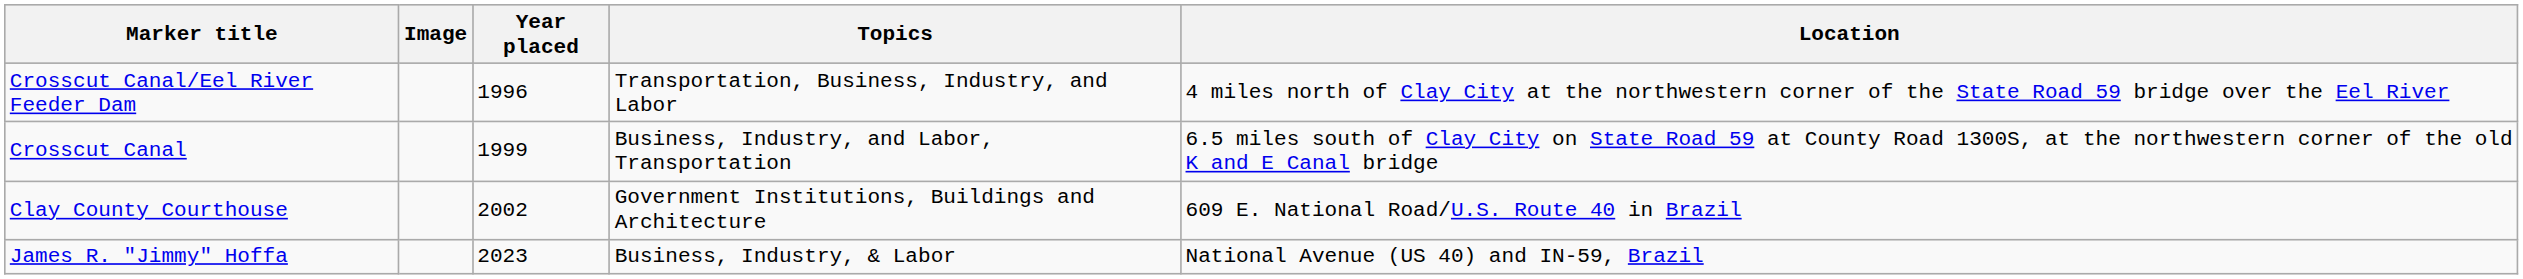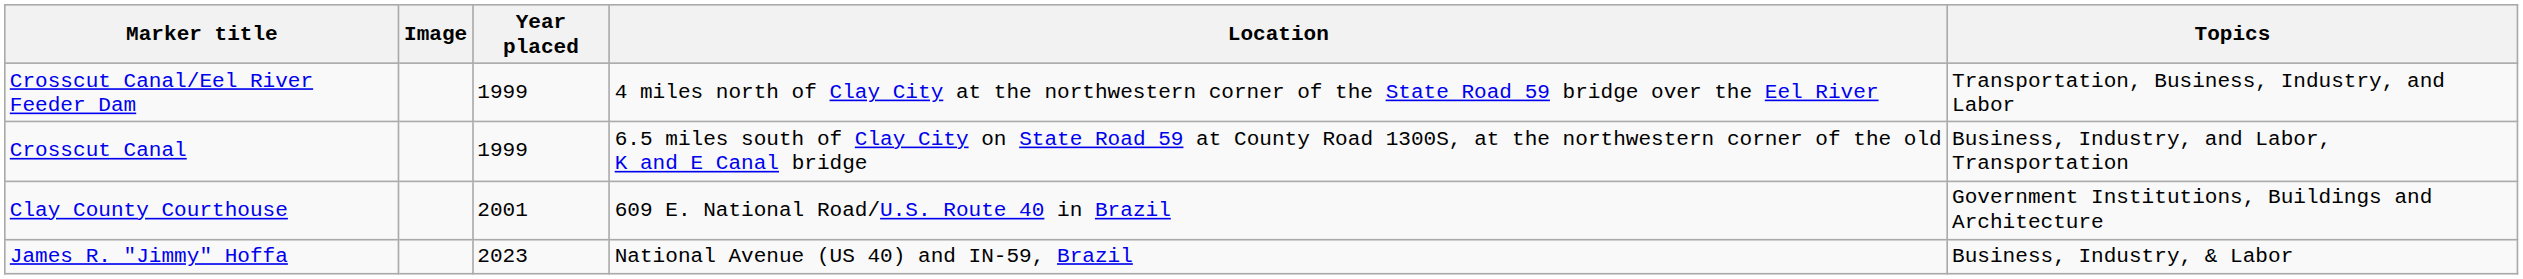columns swapped: (1849, 34) <-> (895, 34)
(503, 93) 1996 -> (503, 93) 1999
(503, 210) 2002 -> (503, 210) 2001
